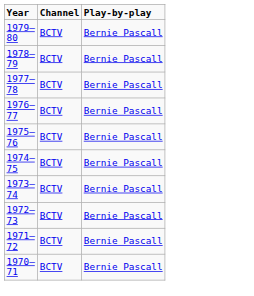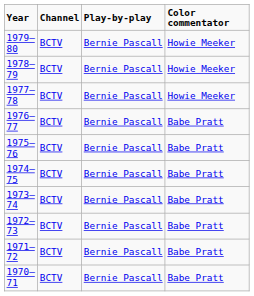+ column: (198, 17)
